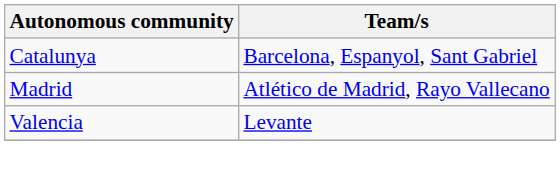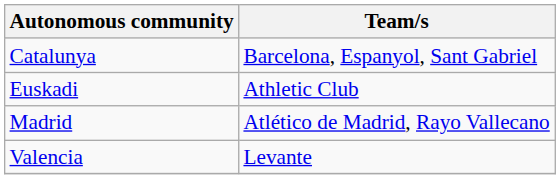+ row: (44, 88)
